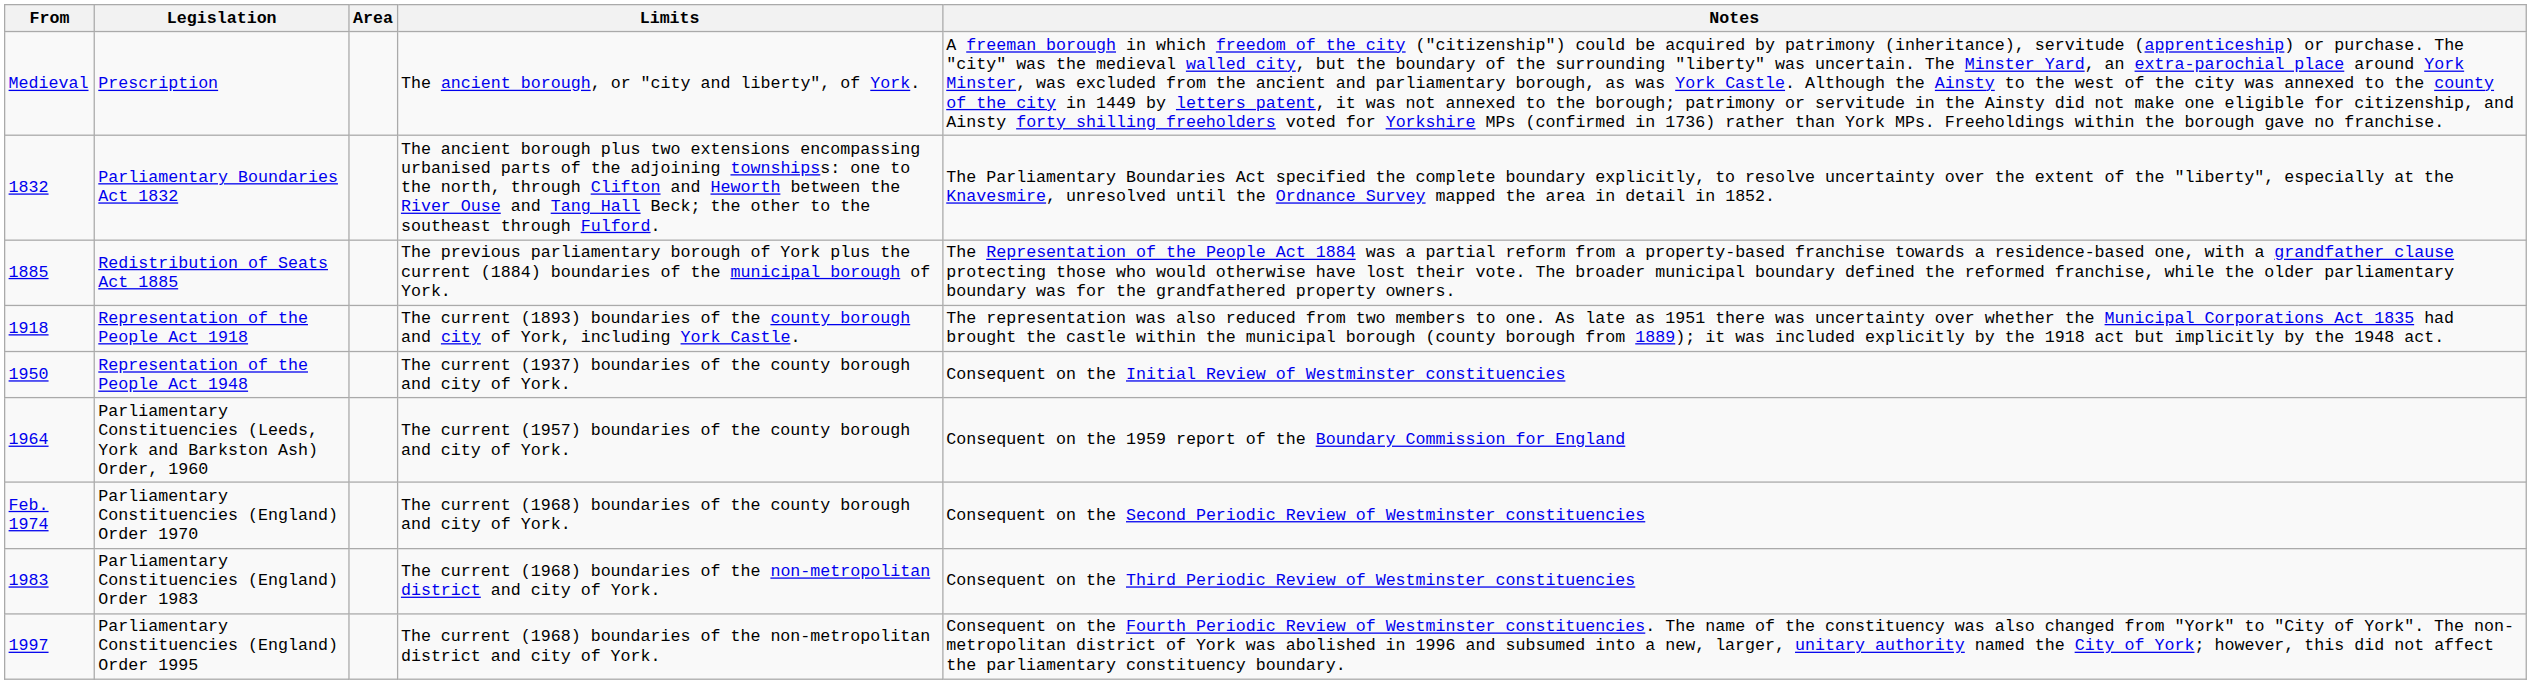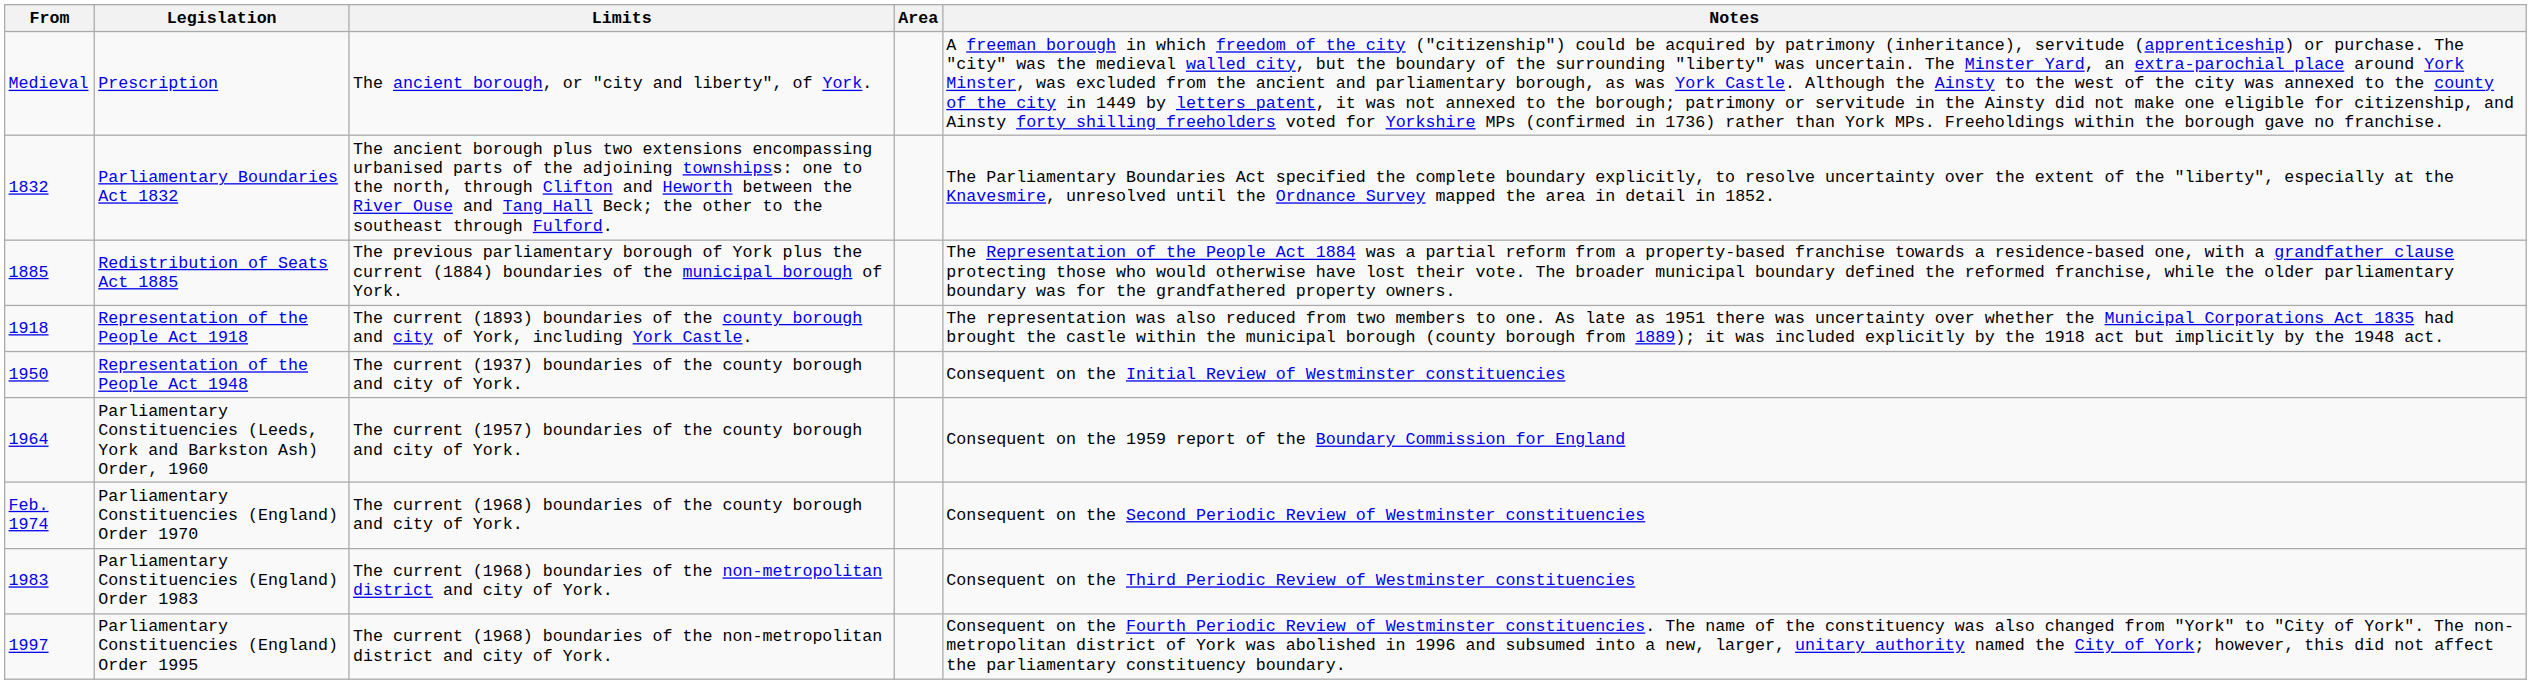columns swapped: (670, 18) <-> (373, 18)
